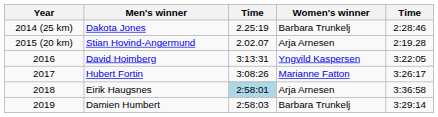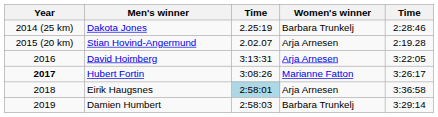(319, 59) Yngvild Kaspersen -> (310, 59) Arja Arnesen
(44, 74) normal -> (45, 74) bold
